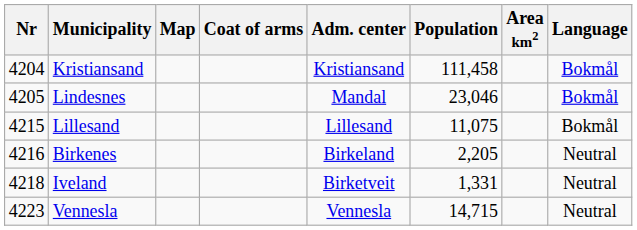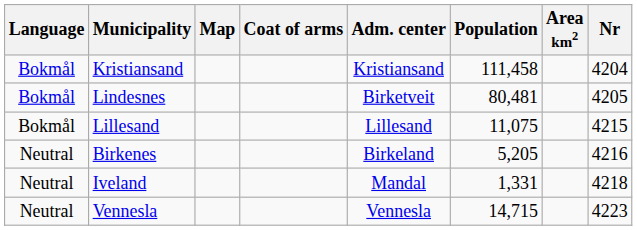columns swapped: (27, 29) <-> (590, 29)
(359, 97) Mandal -> (399, 97) Birketveit
(473, 97) 23,046 -> (513, 97) 80,481
(478, 154) 2,205 -> (518, 154) 5,205
(359, 182) Birketveit -> (399, 182) Mandal
